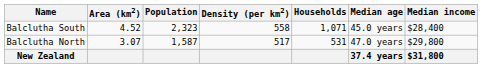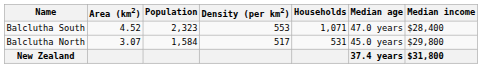(282, 28) 558 -> (282, 28) 553
(377, 28) 45.0 years -> (377, 28) 47.0 years
(184, 42) 1,587 -> (184, 42) 1,584
(377, 42) 47.0 years -> (377, 42) 45.0 years
